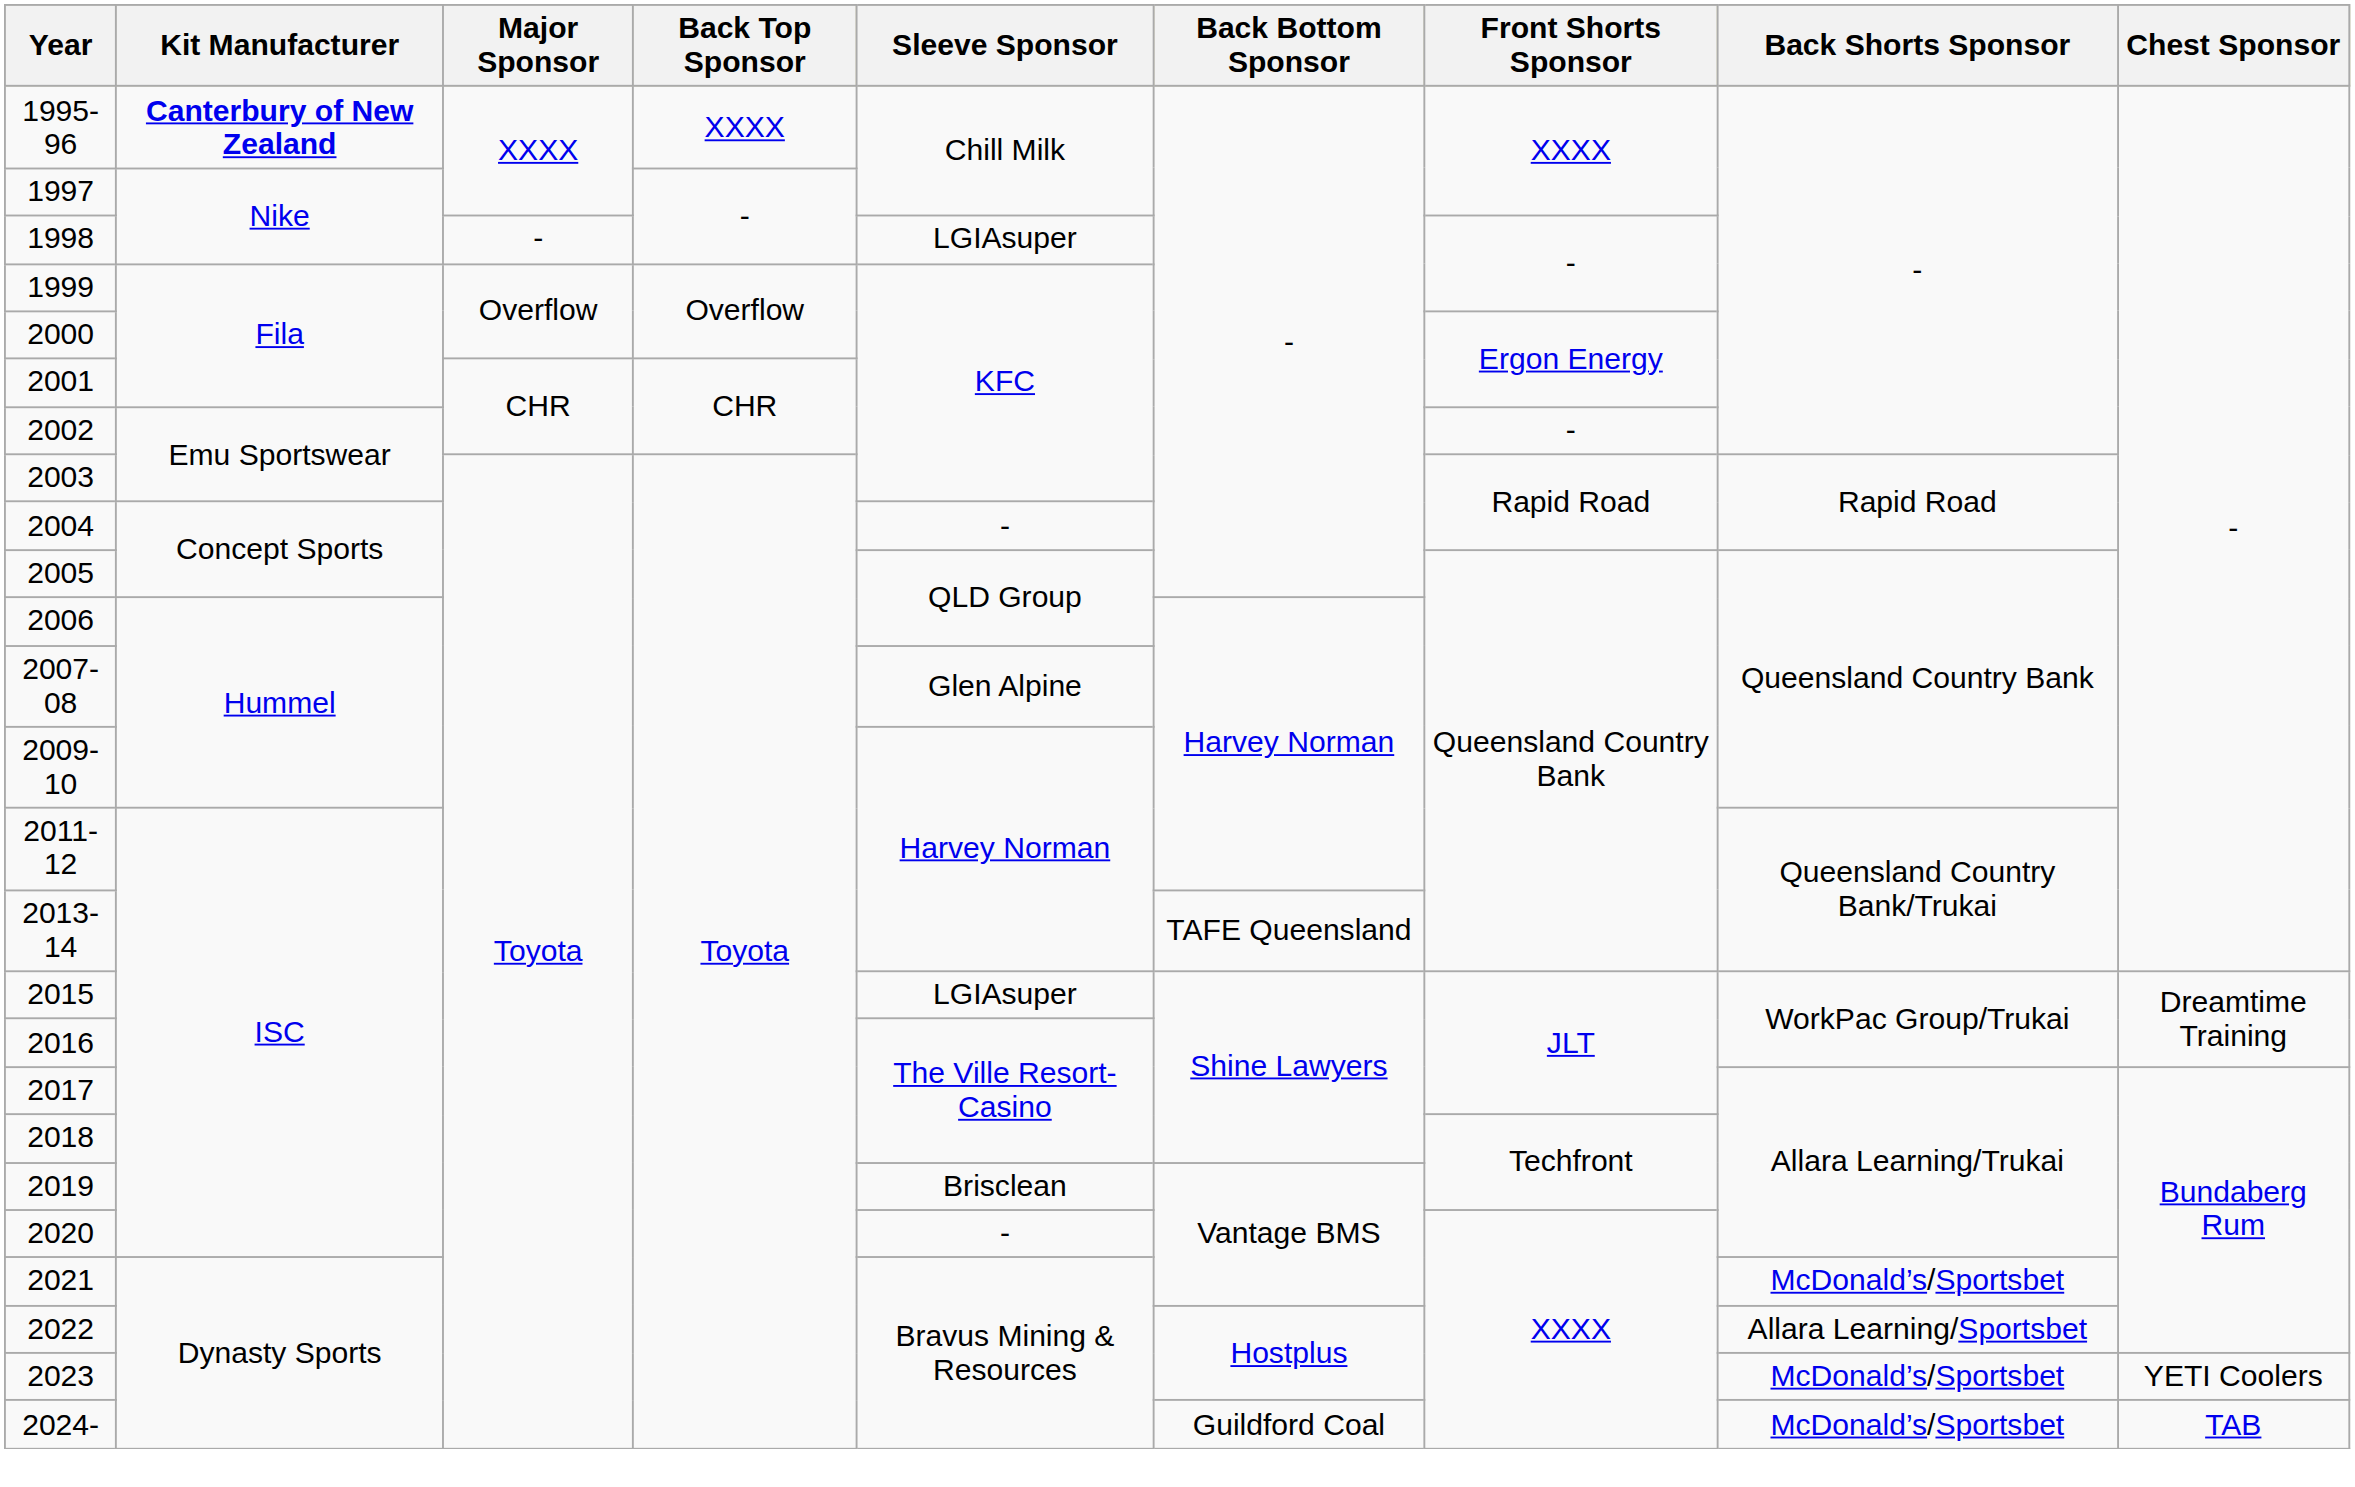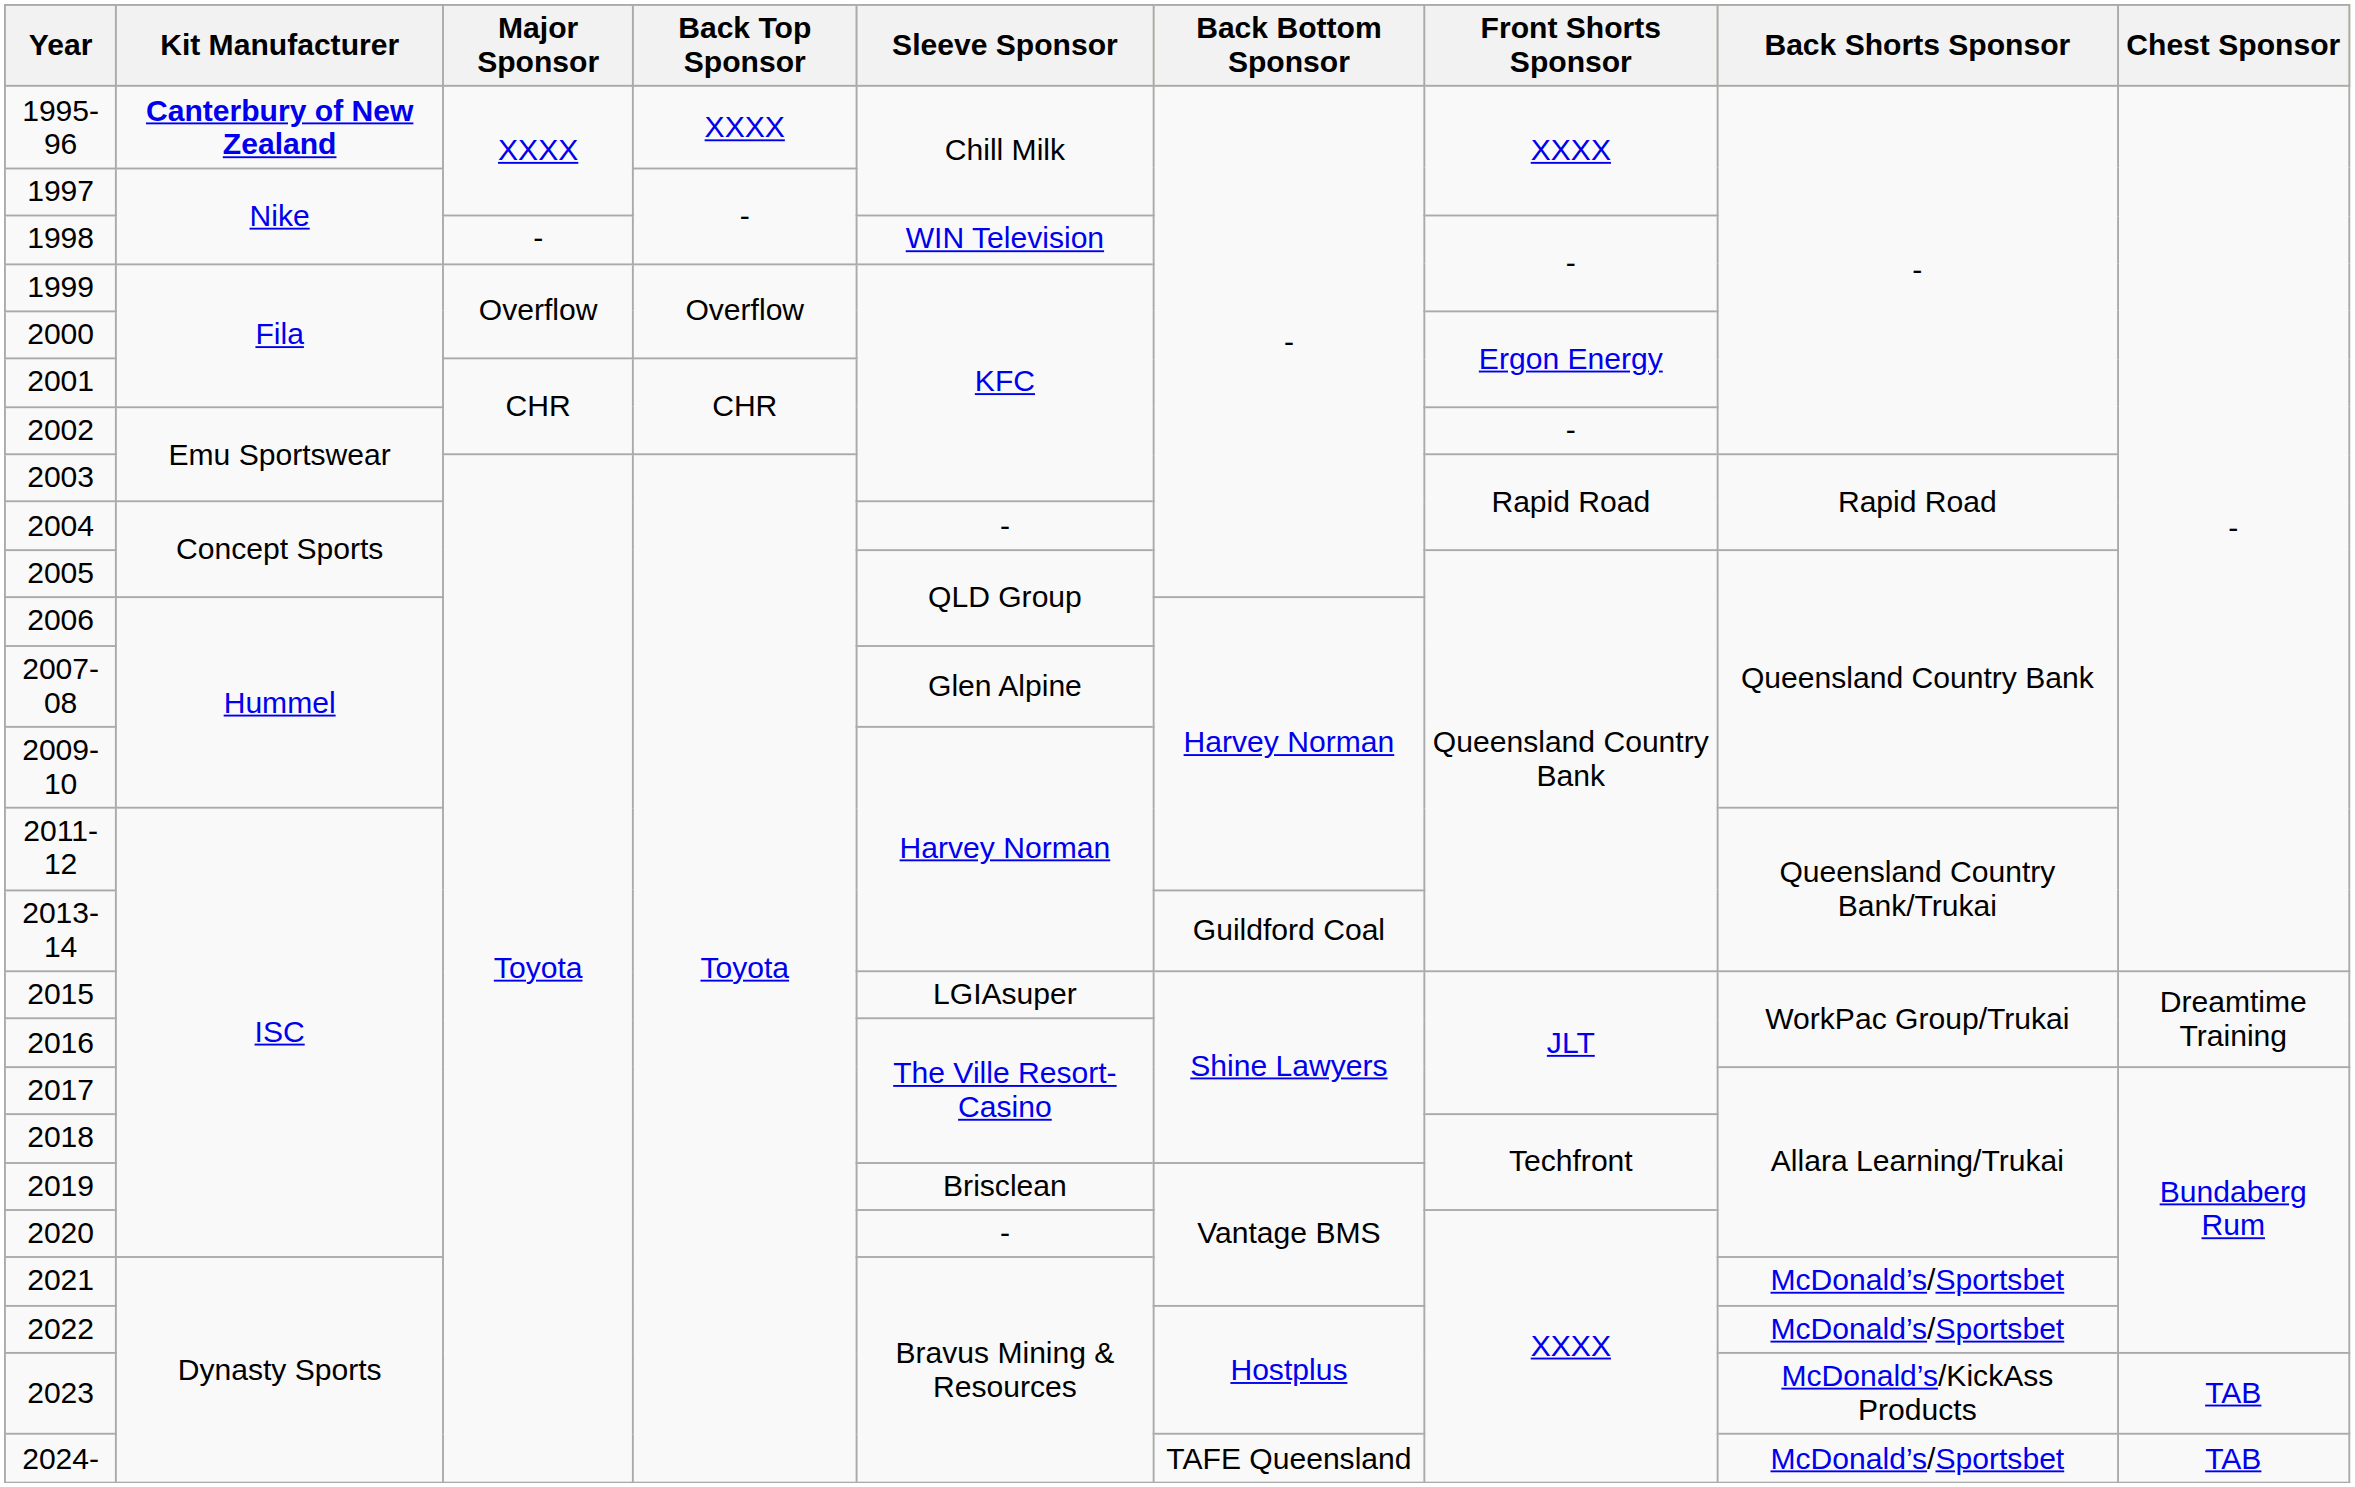(1005, 239) LGIAsuper -> (1005, 239) WIN Television
(1289, 930) TAFE Queensland -> (1289, 930) Guildford Coal
(1917, 1328) Allara Learning/Sportsbet -> (1917, 1328) McDonald’s/Sportsbet
(1917, 1376) McDonald’s/Sportsbet -> (1917, 1393) McDonald’s/KickAss Products
(2233, 1376) YETI Coolers -> (2233, 1393) TAB
(1289, 1424) Guildford Coal -> (1289, 1457) TAFE Queensland
